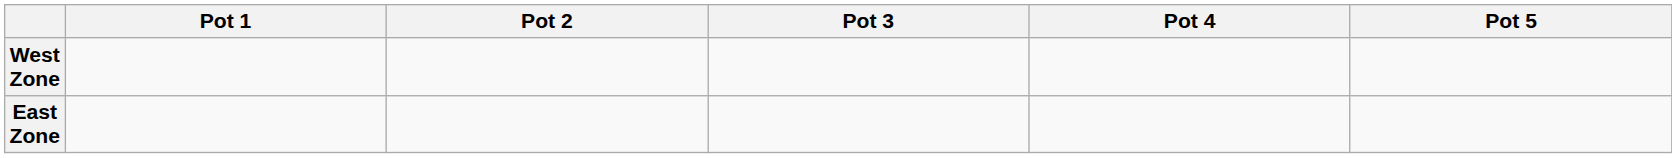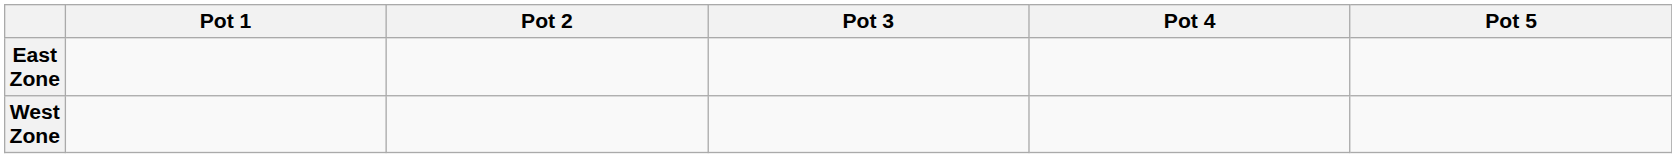rows swapped: (35, 66) <-> (35, 123)
